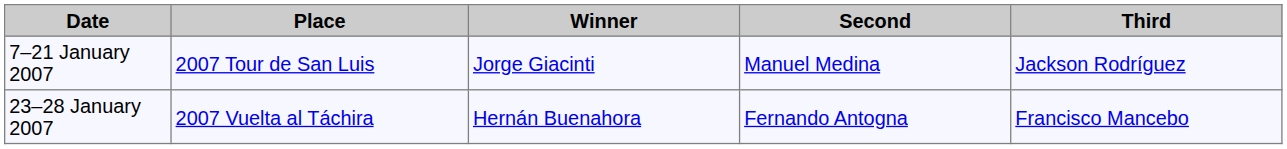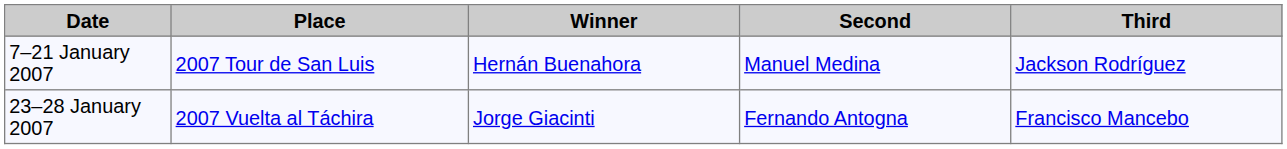(534, 63) Jorge Giacinti -> (557, 63) Hernán Buenahora
(557, 117) Hernán Buenahora -> (534, 117) Jorge Giacinti
